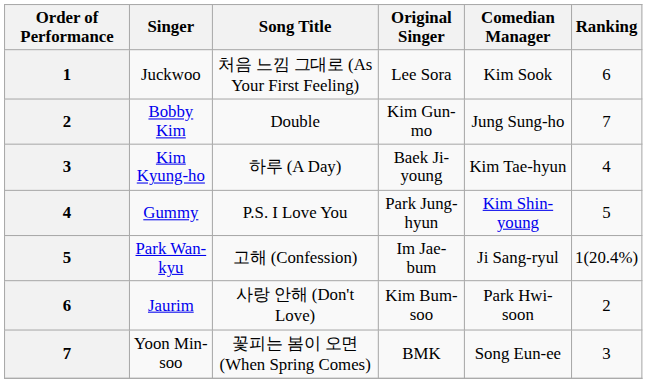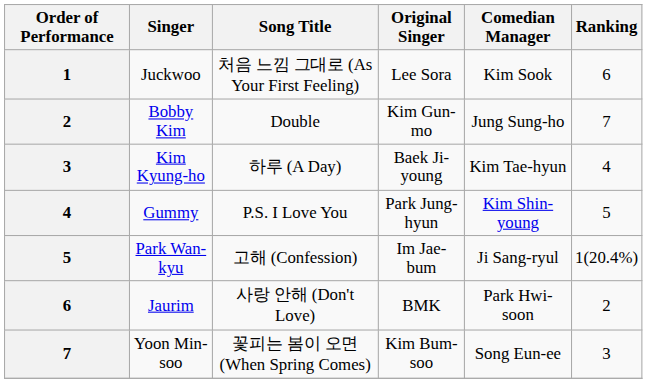(421, 305) Kim Bum-soo -> (421, 305) BMK
(421, 353) BMK -> (421, 353) Kim Bum-soo
